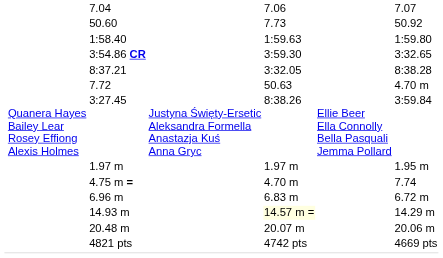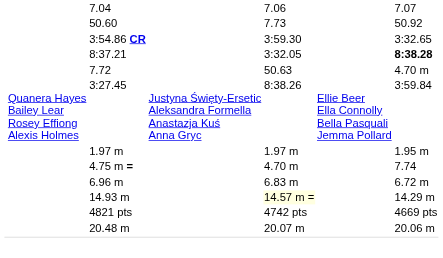- row: (108, 39)
(413, 70) normal -> (413, 54) bold
rows swapped: (109, 228) <-> (111, 243)
